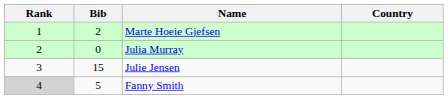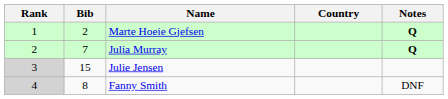+ column: (413, 13)
(98, 49) 0 -> (85, 49) 7
(39, 67) no background -> (34, 67) lightgrey background
(98, 85) 5 -> (85, 85) 8
